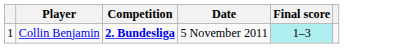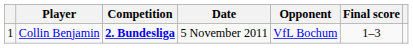+ column: (305, 14)
(302, 33) paleturquoise background -> (371, 33) no background
